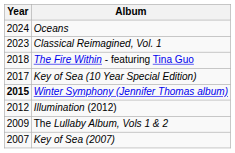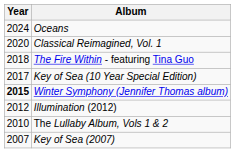(18, 44) 2023 -> (18, 44) 2020
(18, 124) 2009 -> (18, 124) 2010
